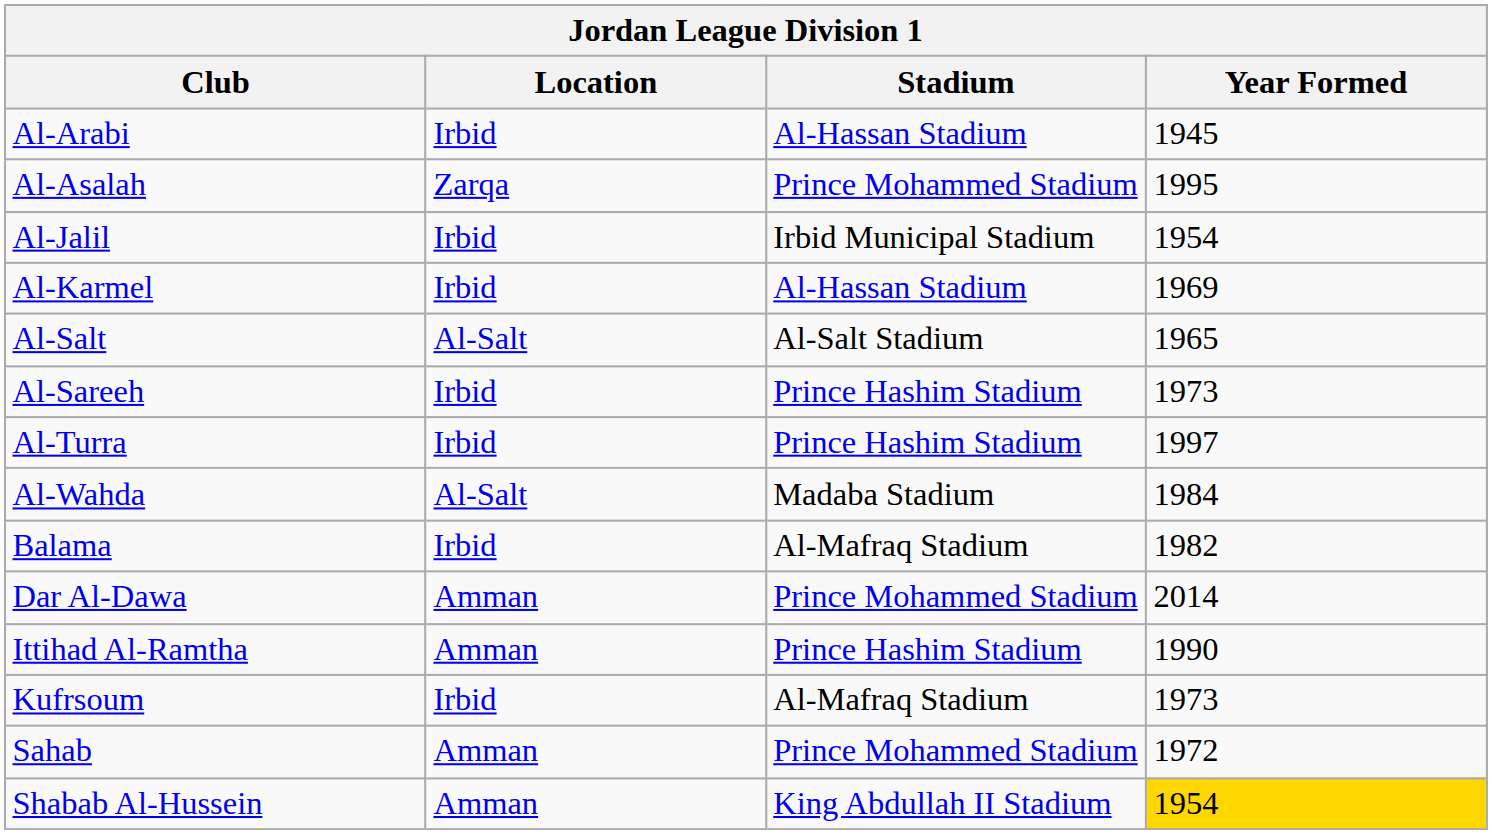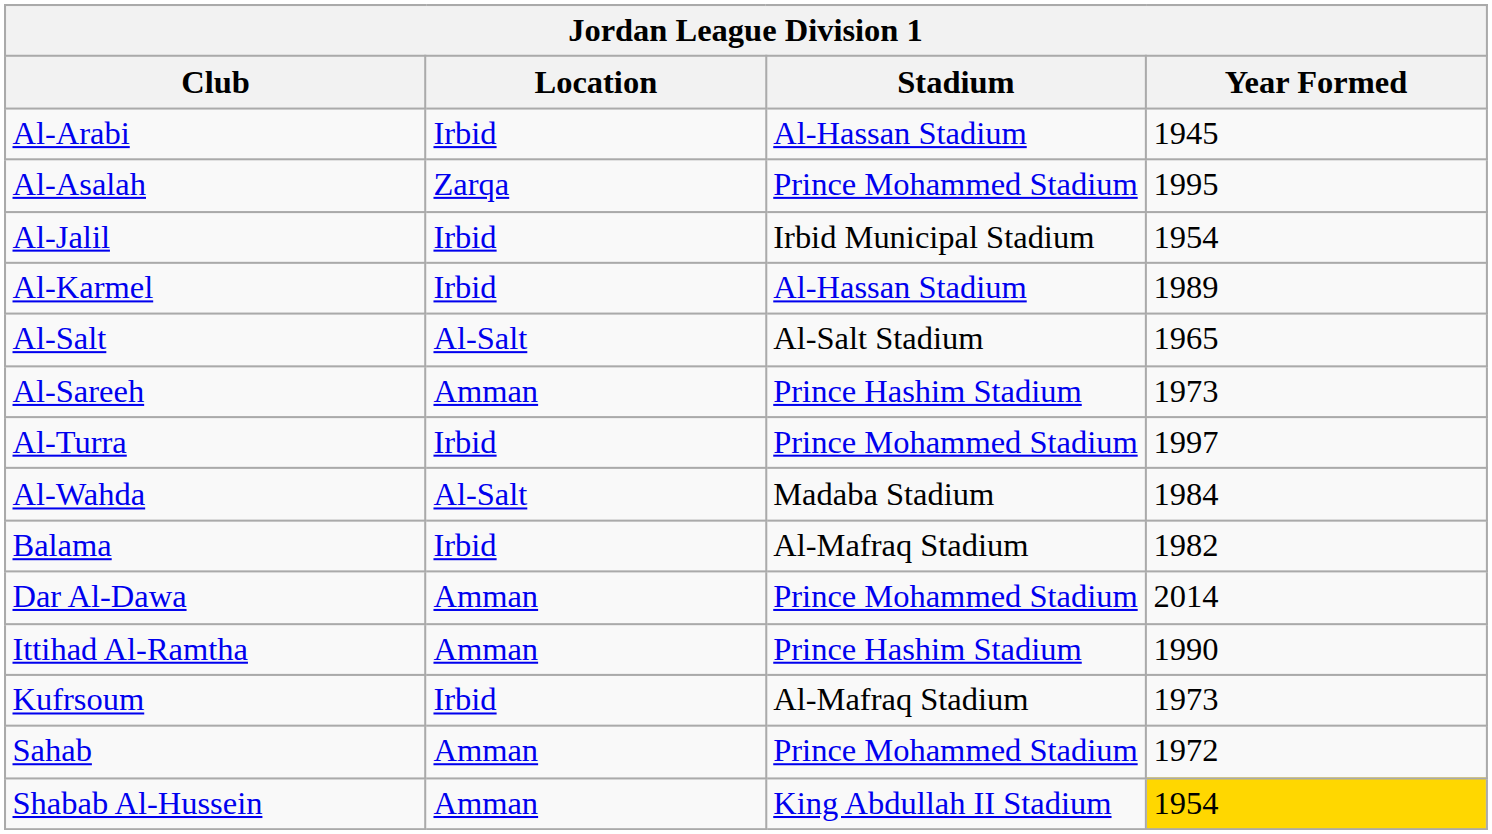(1186, 287) 1969 -> (1186, 287) 1989
(465, 390) Irbid -> (486, 390) Amman
(928, 442) Prince Hashim Stadium -> (955, 442) Prince Mohammed Stadium
